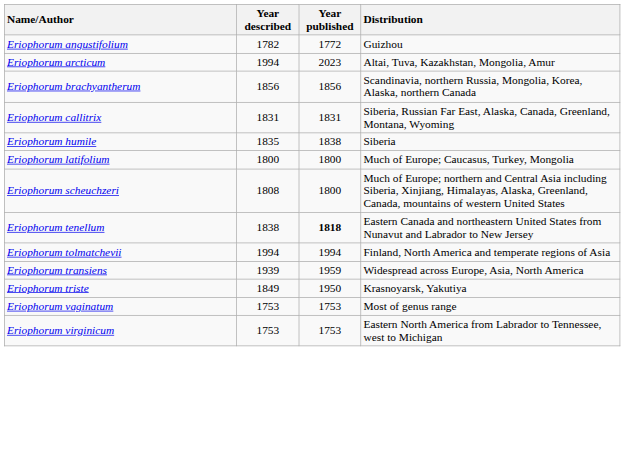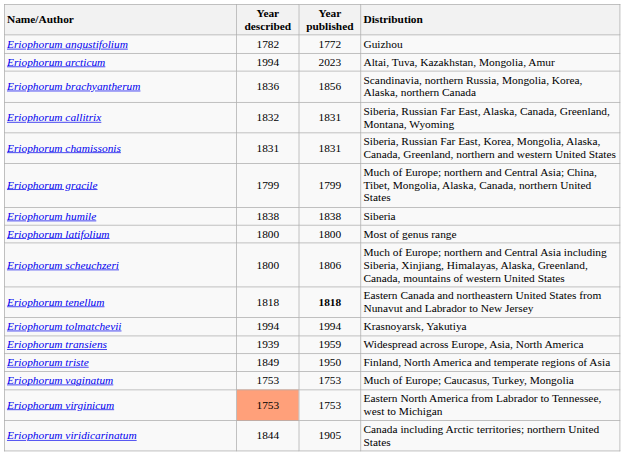(268, 86) 1856 -> (268, 86) 1836
(268, 117) 1831 -> (268, 117) 1832
+ row: (64, 148)
+ row: (52, 185)
(268, 141) 1835 -> (268, 216) 1838
(469, 159) Much of Europe; Caucasus, Turkey, Mongolia -> (410, 234) Most of genus range
(268, 190) 1808 -> (268, 265) 1800
(330, 190) 1800 -> (330, 265) 1806
(268, 227) 1838 -> (268, 302) 1818
(487, 252) Finland, North America and temperate regions of Asia -> (415, 326) Krasnoyarsk, Yakutiya
(415, 288) Krasnoyarsk, Yakutiya -> (487, 362) Finland, North America and temperate regions of Asia
(410, 306) Most of genus range -> (469, 380) Much of Europe; Caucasus, Turkey, Mongolia
(268, 330) no background -> (268, 405) lightsalmon background
+ row: (72, 435)
